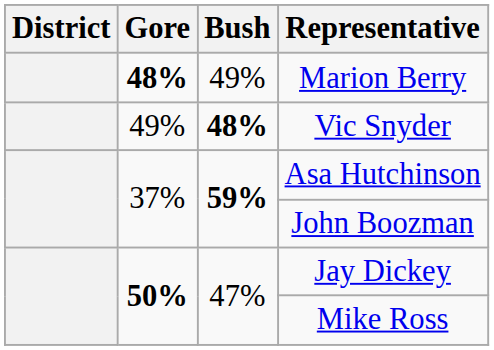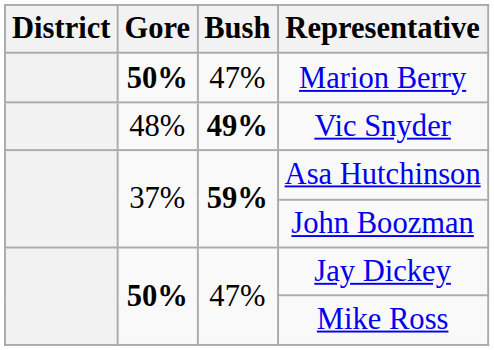(157, 77) 48% -> (157, 77) 50%
(237, 77) 49% -> (237, 77) 47%
(157, 125) 49% -> (157, 125) 48%
(237, 125) 48% -> (237, 125) 49%
